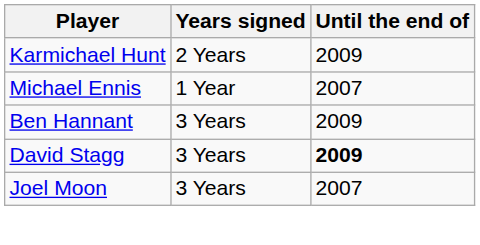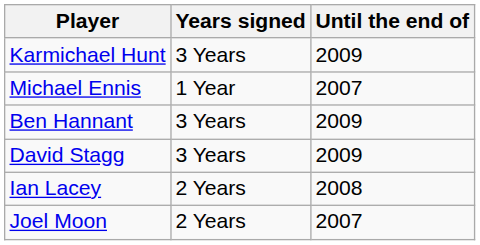(211, 54) 2 Years -> (211, 54) 3 Years
(339, 155) bold -> (339, 155) normal
+ row: (55, 188)
(211, 188) 3 Years -> (211, 222) 2 Years
